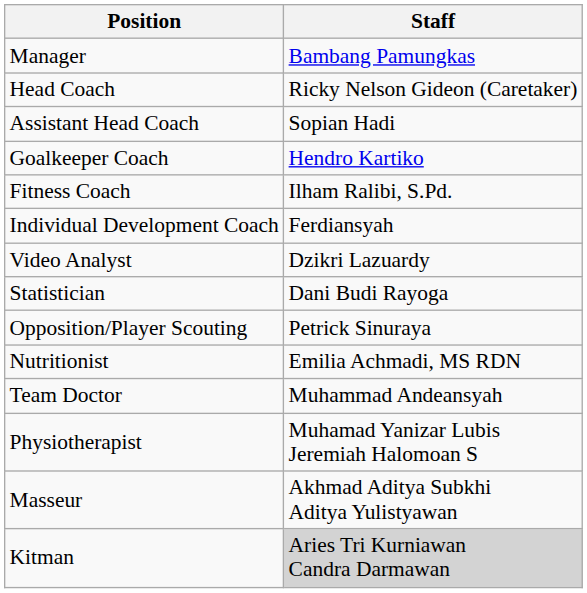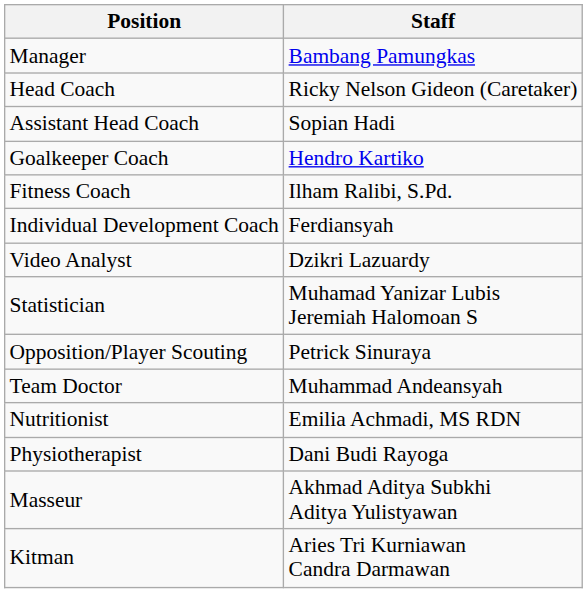(368, 293) Dani Budi Rayoga -> (394, 305) Muhamad Yanizar Lubis Jeremiah Halomoan S
rows swapped: (66, 395) <-> (59, 361)
(394, 441) Muhamad Yanizar Lubis Jeremiah Halomoan S -> (368, 453) Dani Budi Rayoga
(377, 557) lightgrey background -> (377, 557) no background
